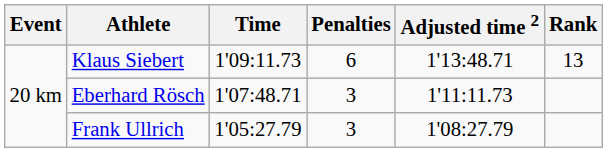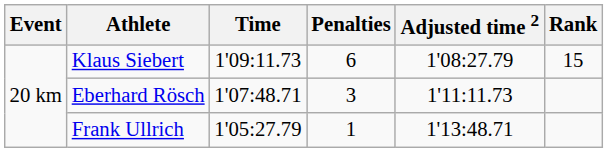(470, 61) 1'13:48.71 -> (470, 61) 1'08:27.79
(573, 61) 13 -> (573, 61) 15
(351, 130) 3 -> (351, 130) 1
(470, 130) 1'08:27.79 -> (470, 130) 1'13:48.71
